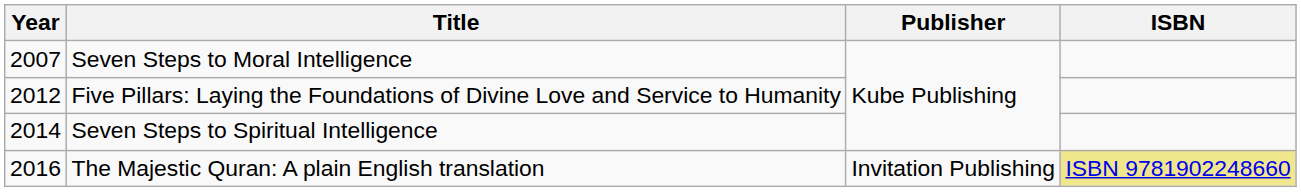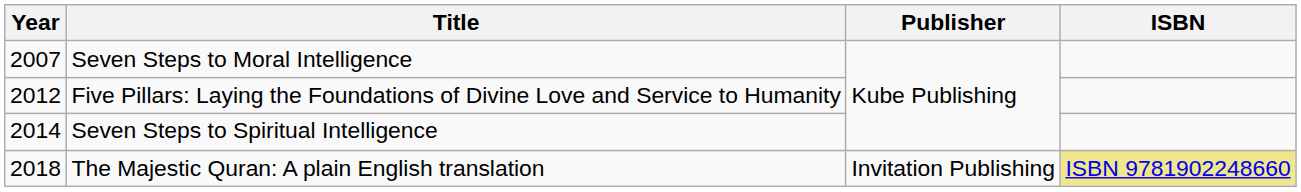(35, 167) 2016 -> (35, 167) 2018
